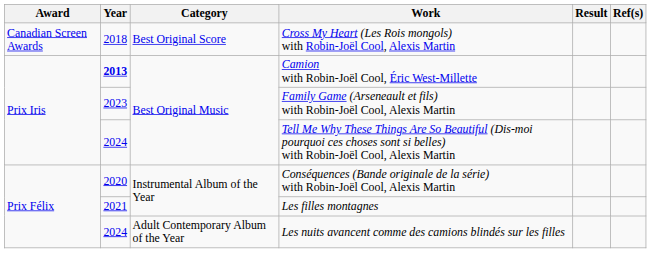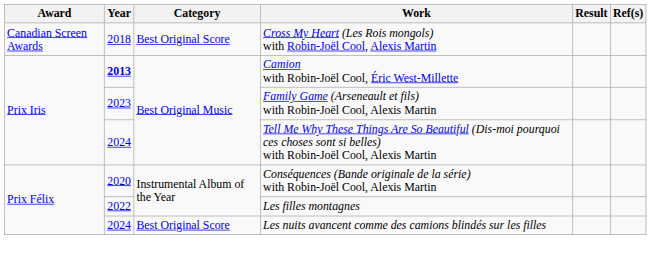(115, 206) 2021 -> (119, 206) 2022
(199, 231) Adult Contemporary Album of the Year -> (183, 225) Best Original Score
